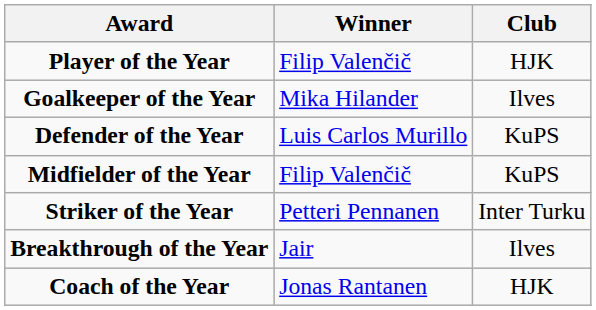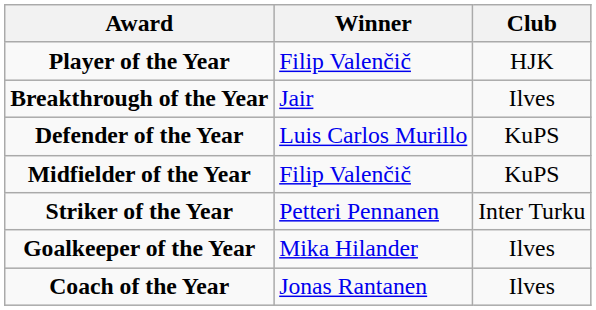rows swapped: (139, 98) <-> (139, 248)
(532, 286) HJK -> (532, 286) Ilves
